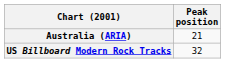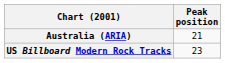(197, 51) 32 -> (197, 51) 23
